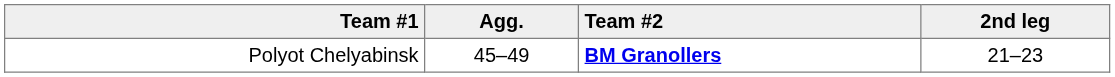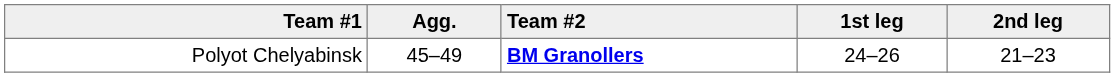+ column: (872, 21)
